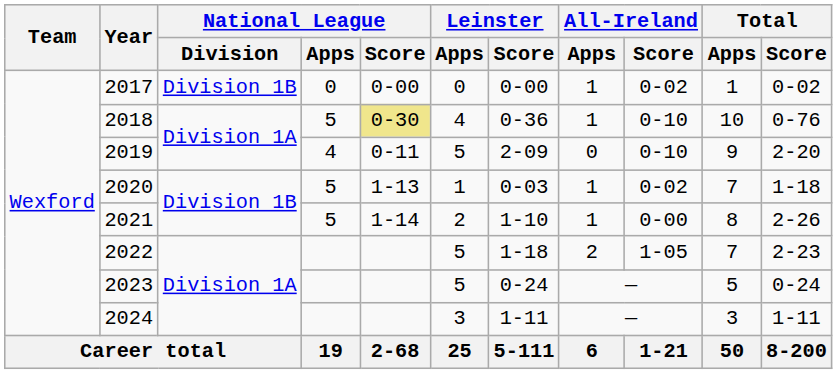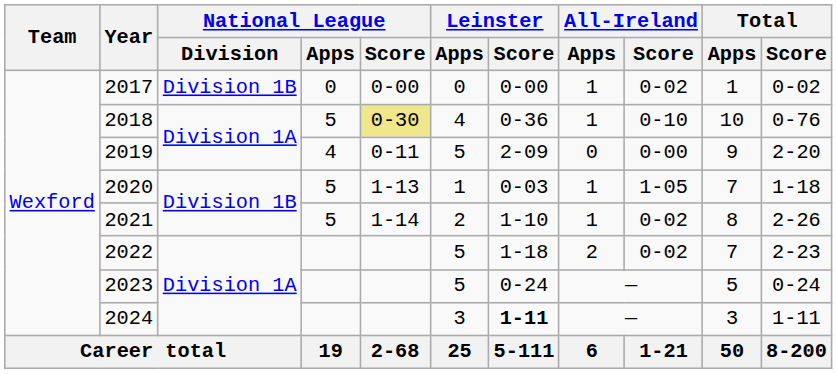(664, 154) 0-10 -> (664, 154) 0-00
(664, 187) 0-02 -> (664, 187) 1-05
(664, 220) 0-00 -> (664, 220) 0-02
(664, 253) 1-05 -> (664, 253) 0-02
(524, 319) normal -> (524, 319) bold
